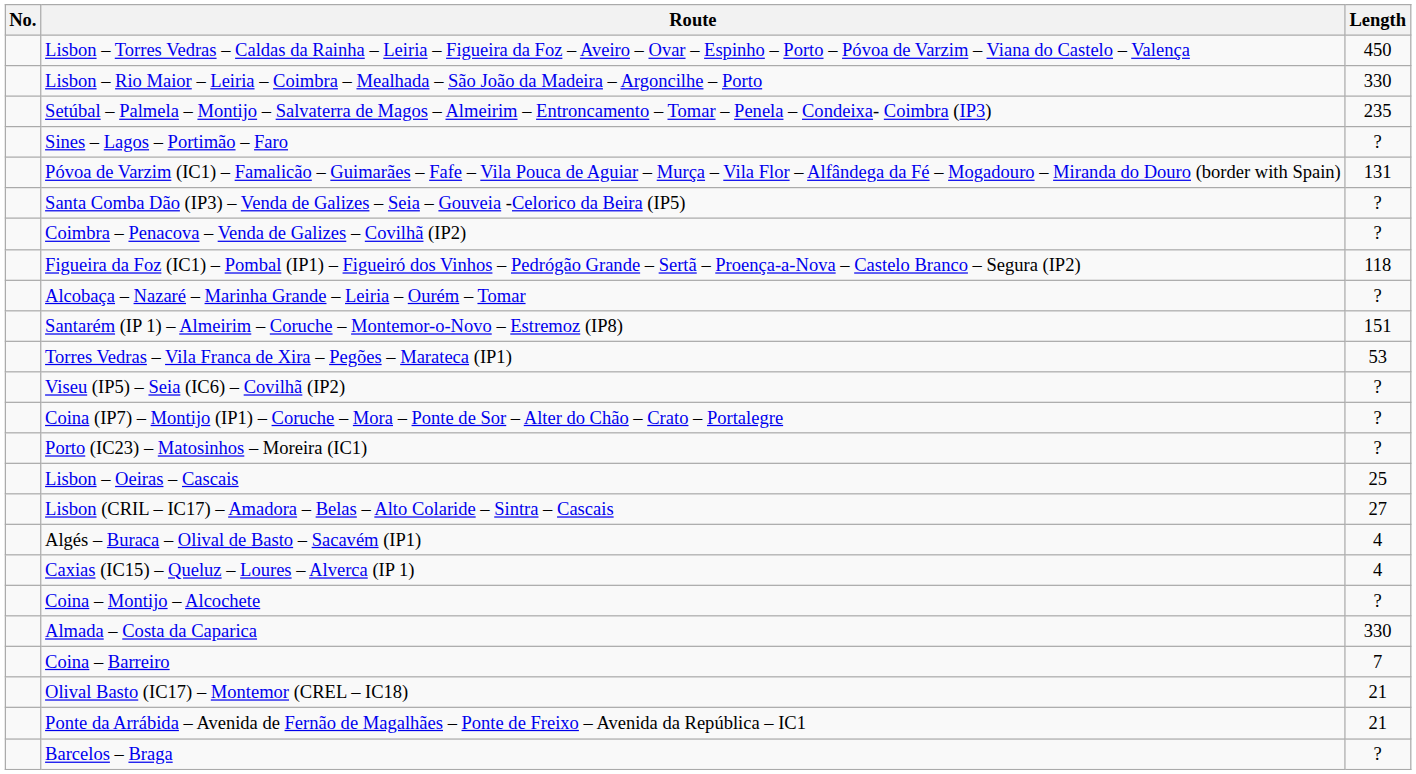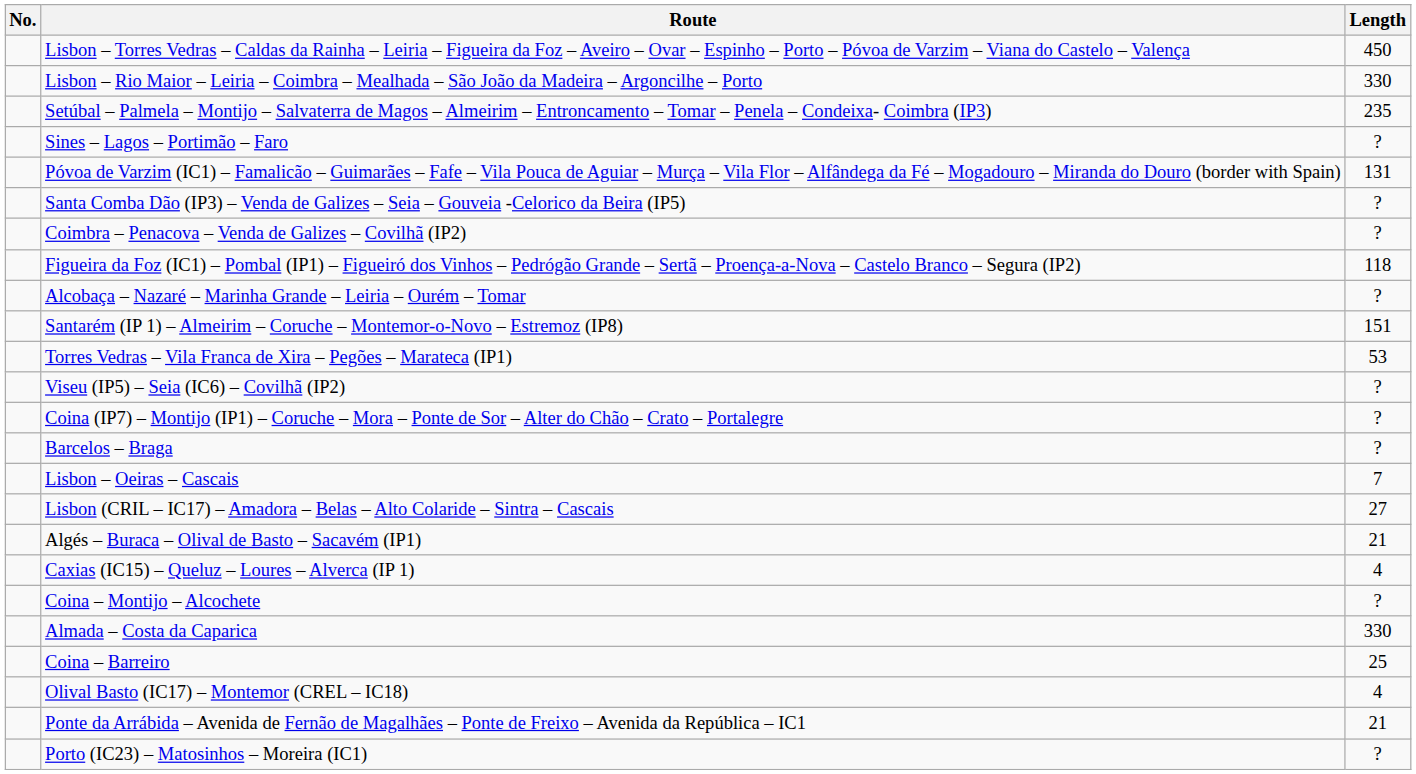rows swapped: (109, 753) <-> (206, 447)
(1378, 478) 25 -> (1378, 478) 7
(1378, 539) 4 -> (1378, 539) 21
(1378, 661) 7 -> (1378, 661) 25
(1378, 692) 21 -> (1378, 692) 4
